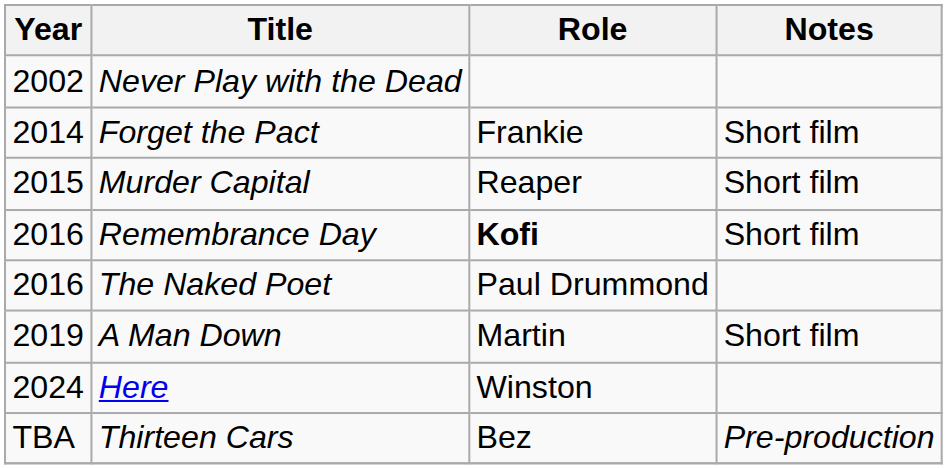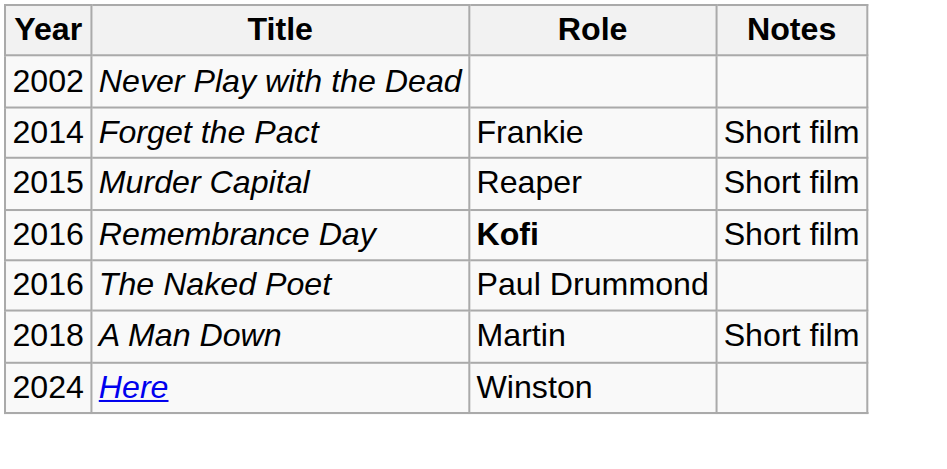(48, 336) 2019 -> (48, 336) 2018
- row: (196, 438)
